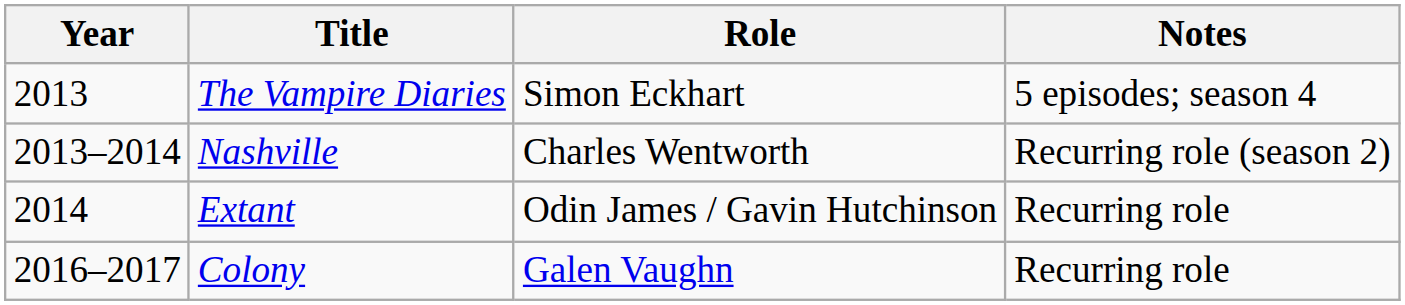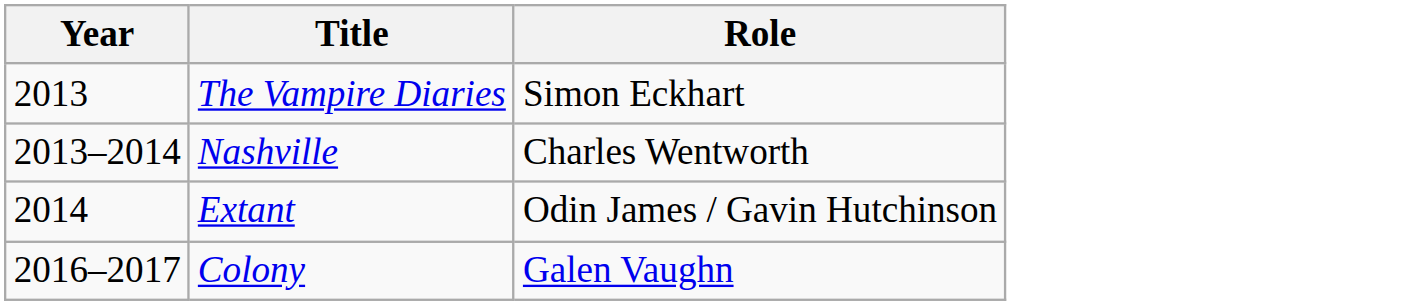- column: (1202, 33)
